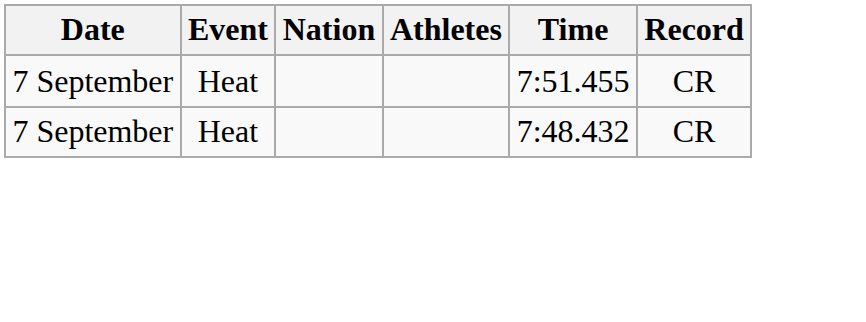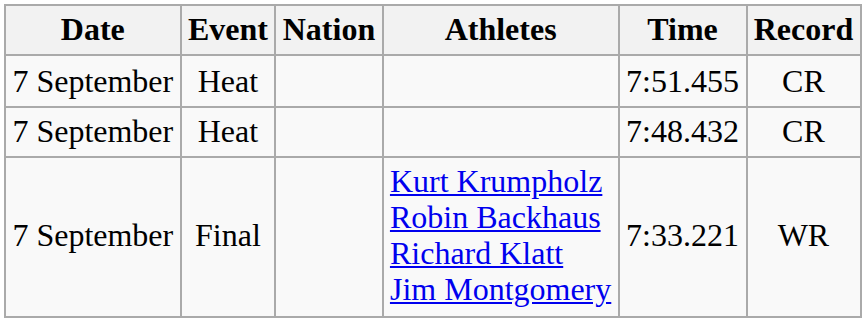+ row: (228, 236)
